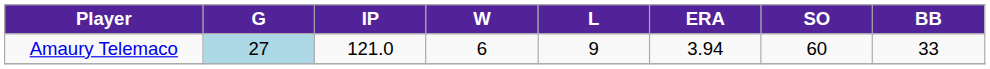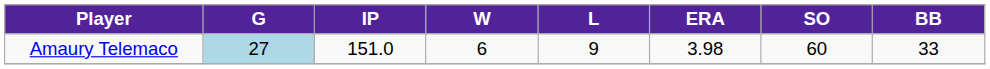(370, 48) 121.0 -> (370, 48) 151.0
(705, 48) 3.94 -> (705, 48) 3.98
